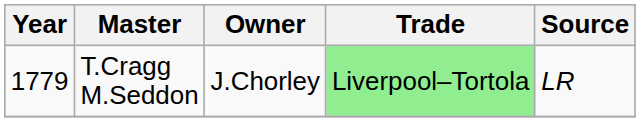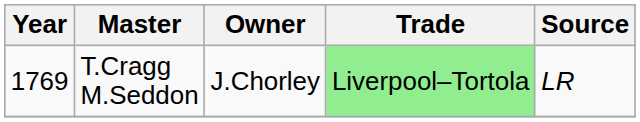(40, 80) 1779 -> (40, 80) 1769
